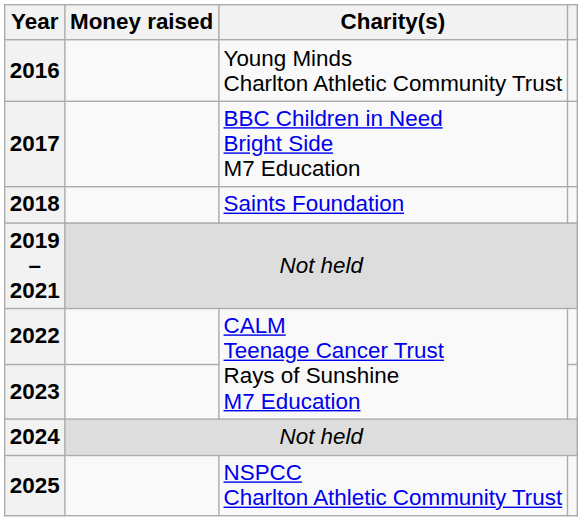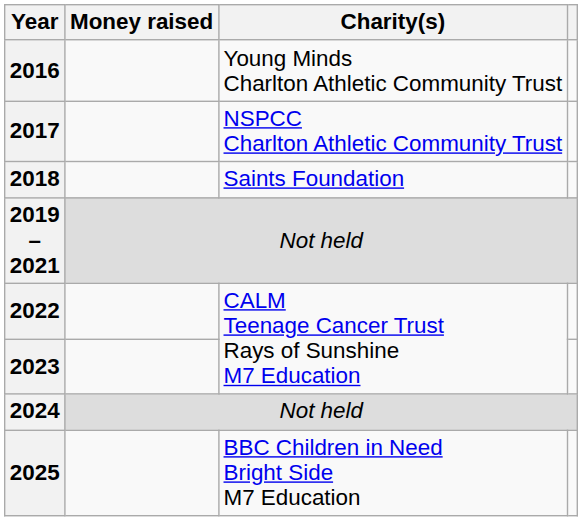(333, 143) BBC Children in Need Bright Side M7 Education -> (393, 131) NSPCC Charlton Athletic Community Trust
(393, 485) NSPCC Charlton Athletic Community Trust -> (333, 472) BBC Children in Need Bright Side M7 Education
